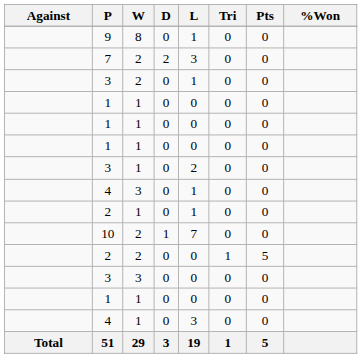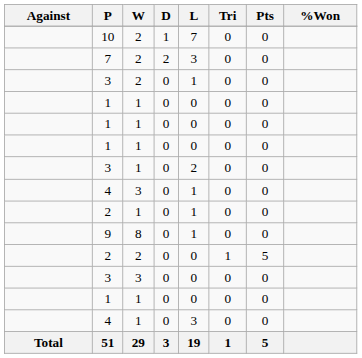rows swapped: (108, 37) <-> (108, 233)
